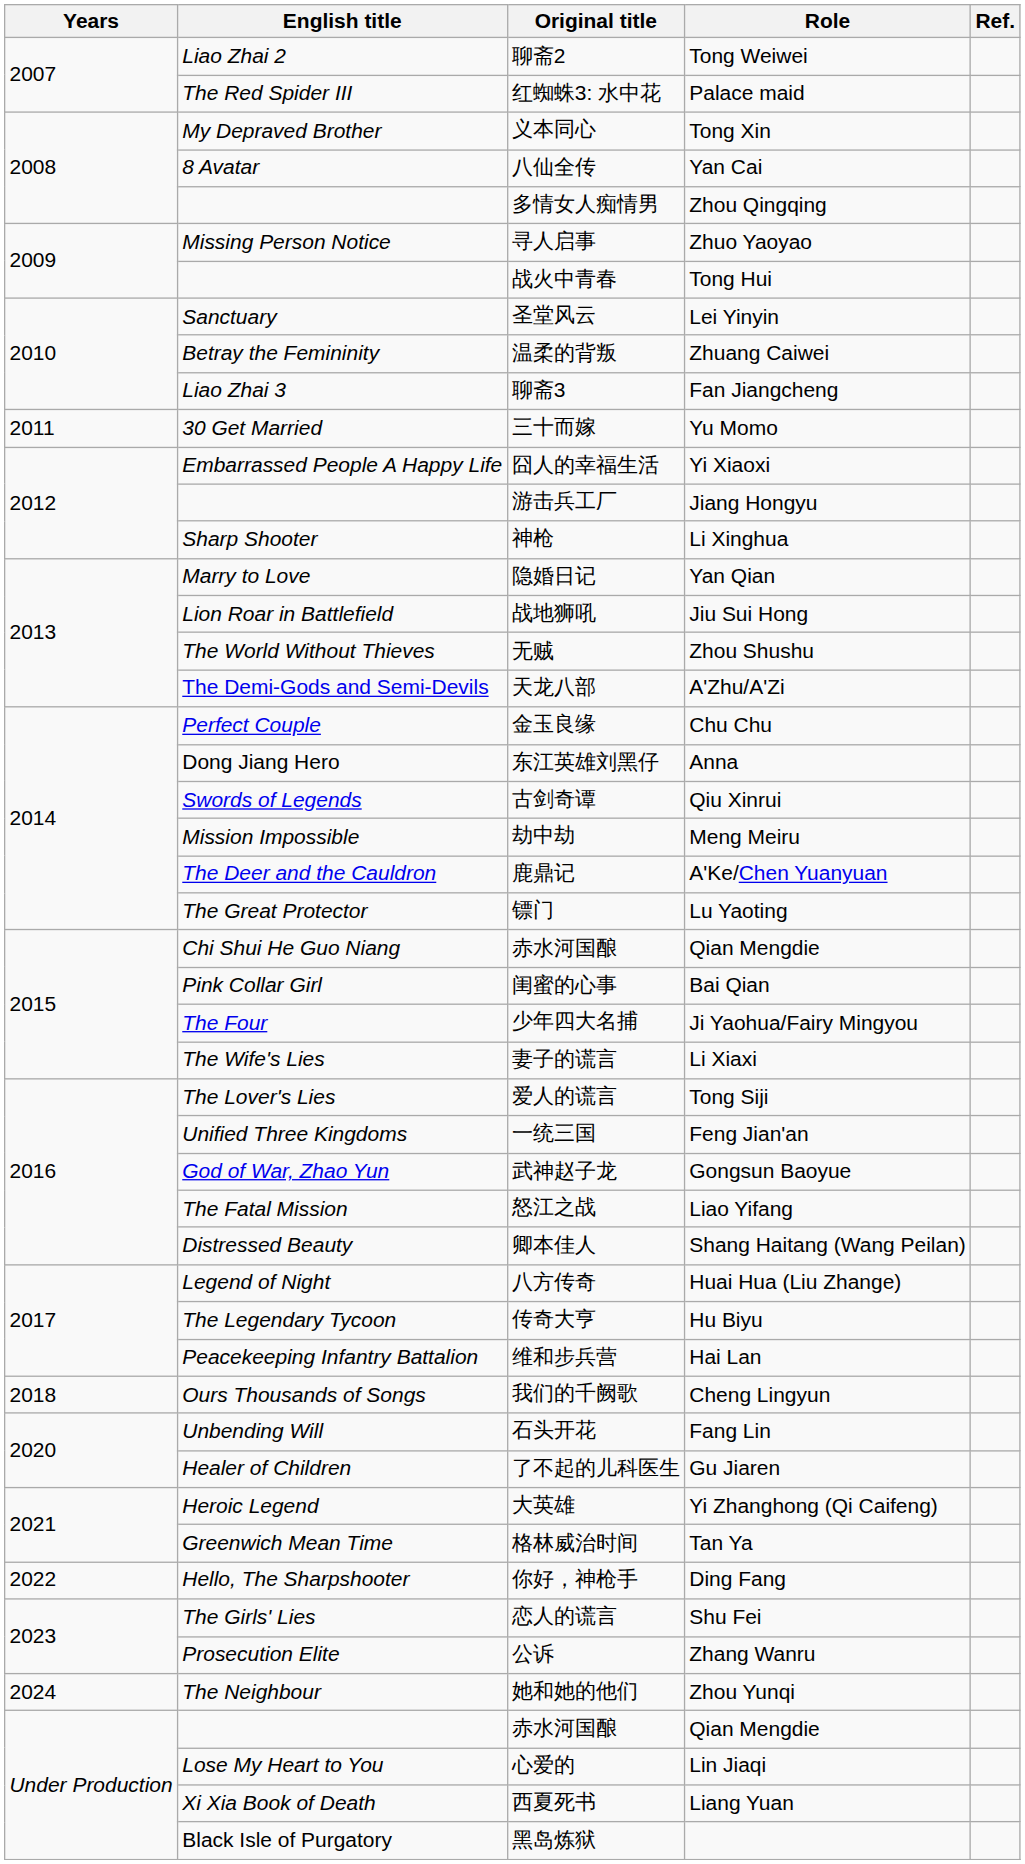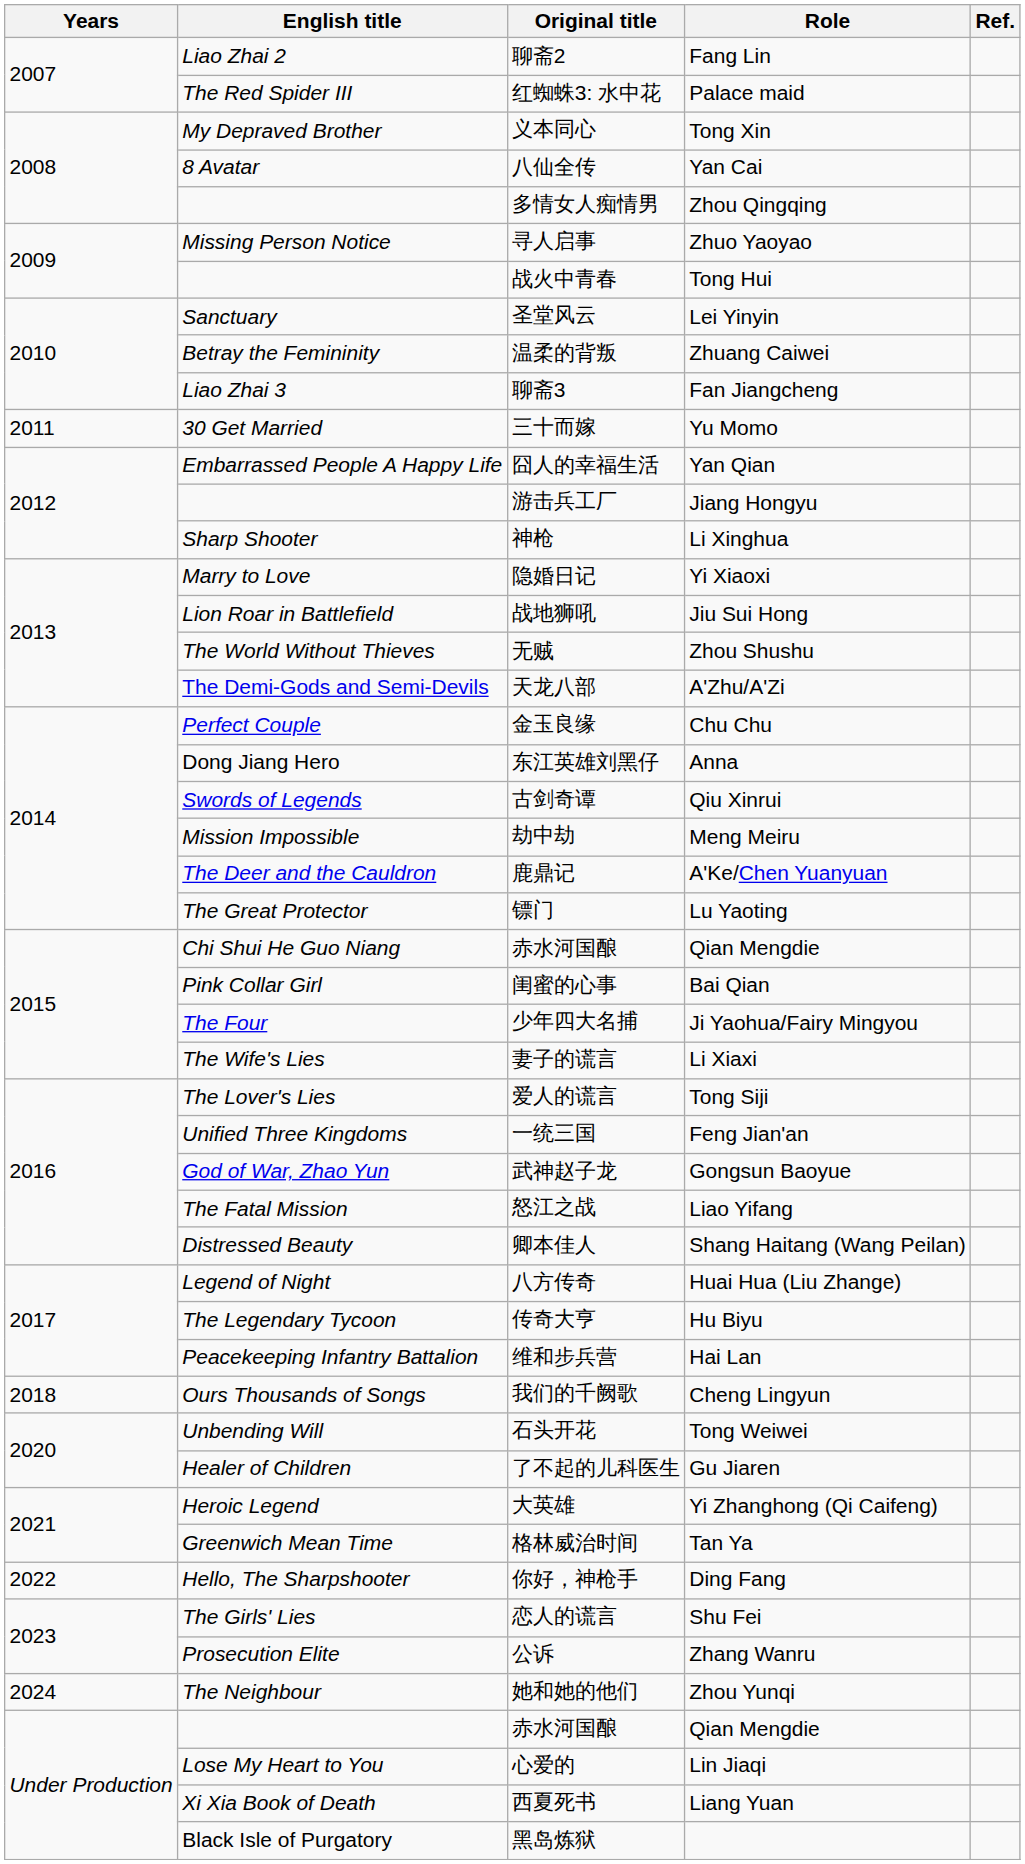(748, 56) Tong Weiwei -> (730, 56) Fang Lin
(730, 465) Yi Xiaoxi -> (732, 465) Yan Qian
(732, 576) Yan Qian -> (730, 576) Yi Xiaoxi
(730, 1431) Fang Lin -> (748, 1431) Tong Weiwei
